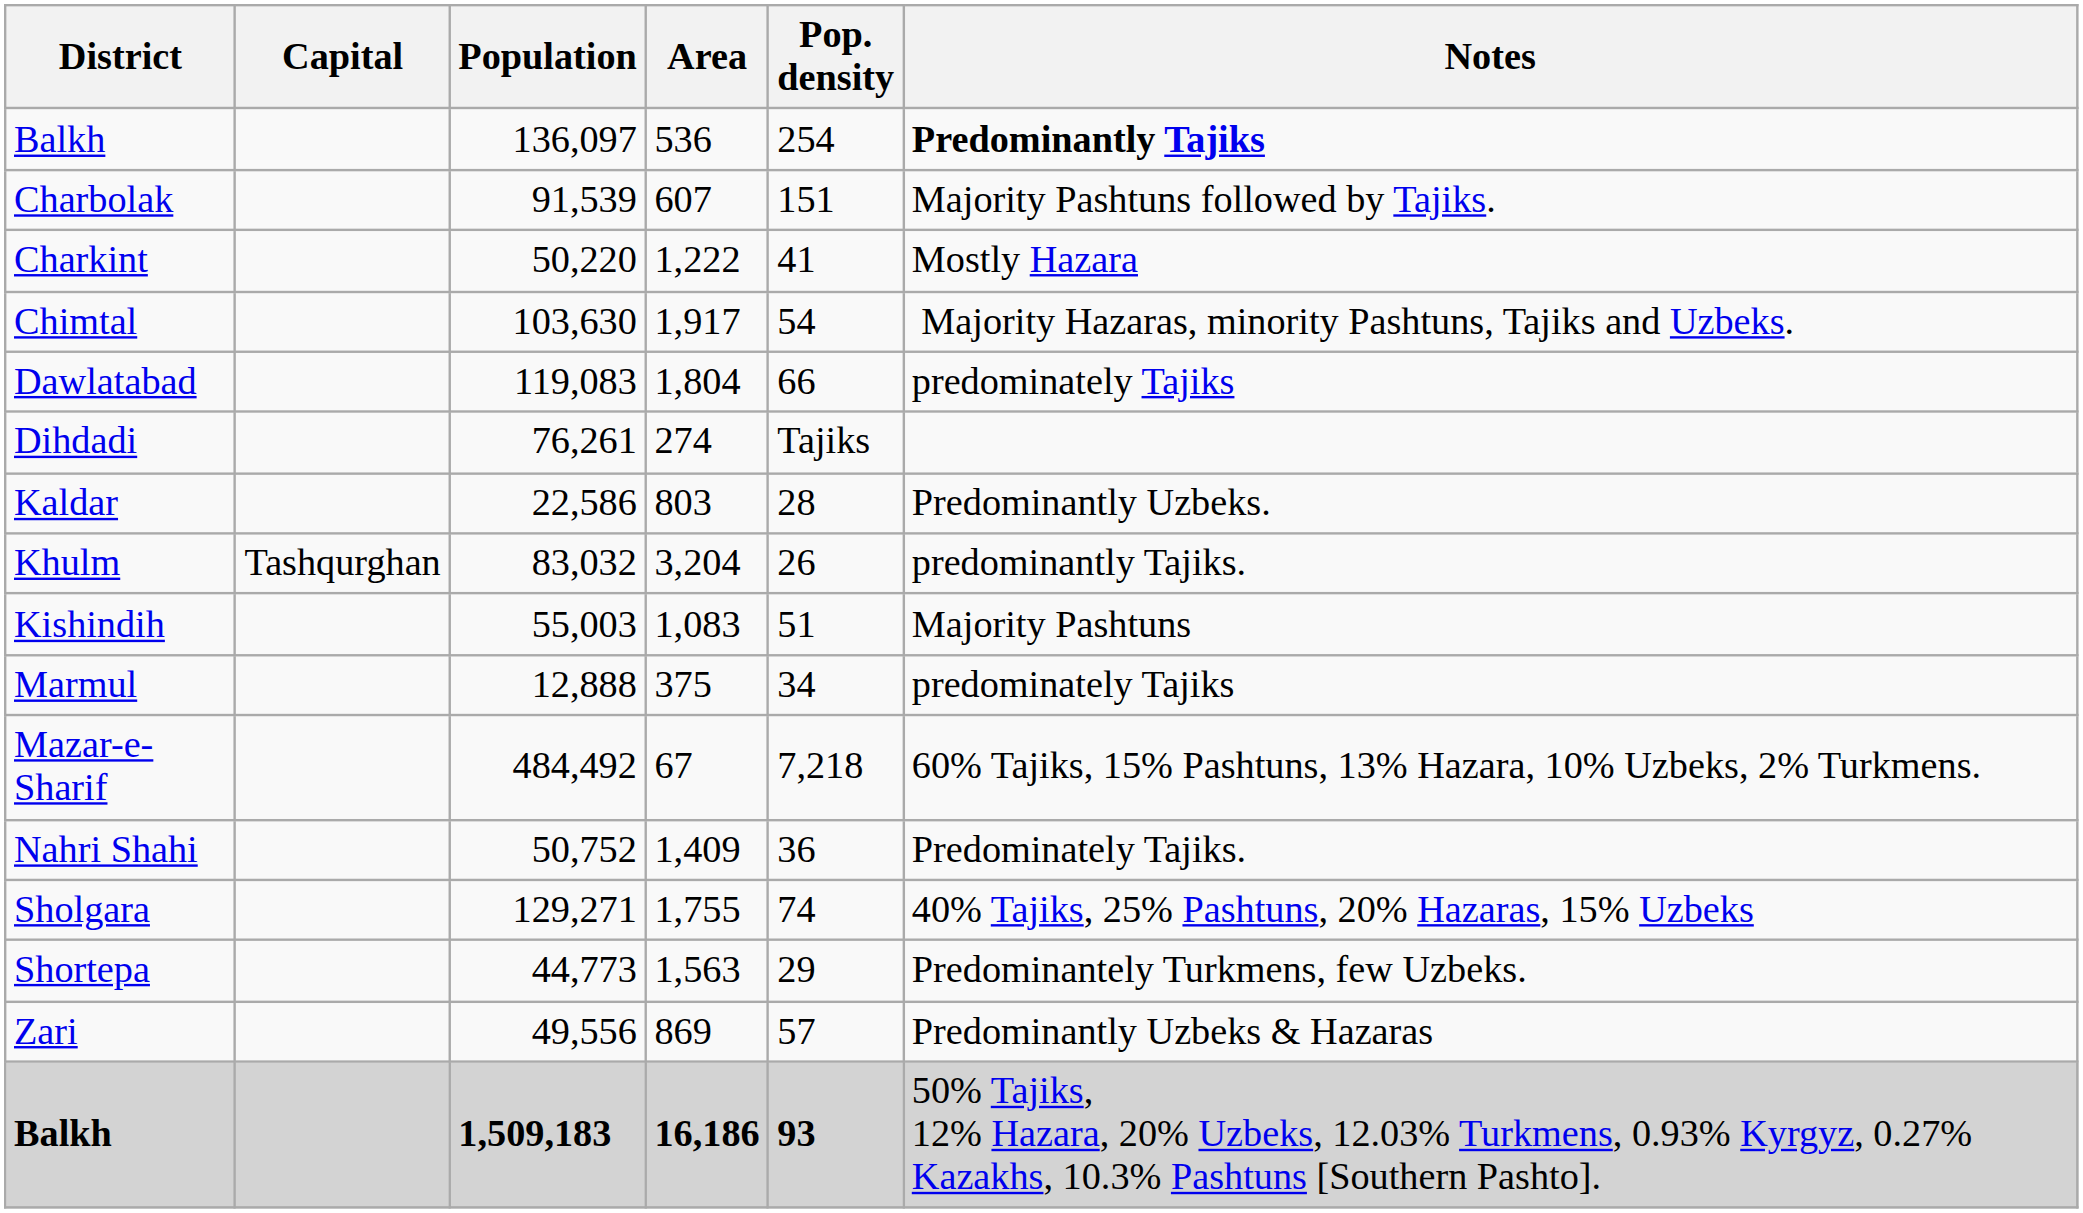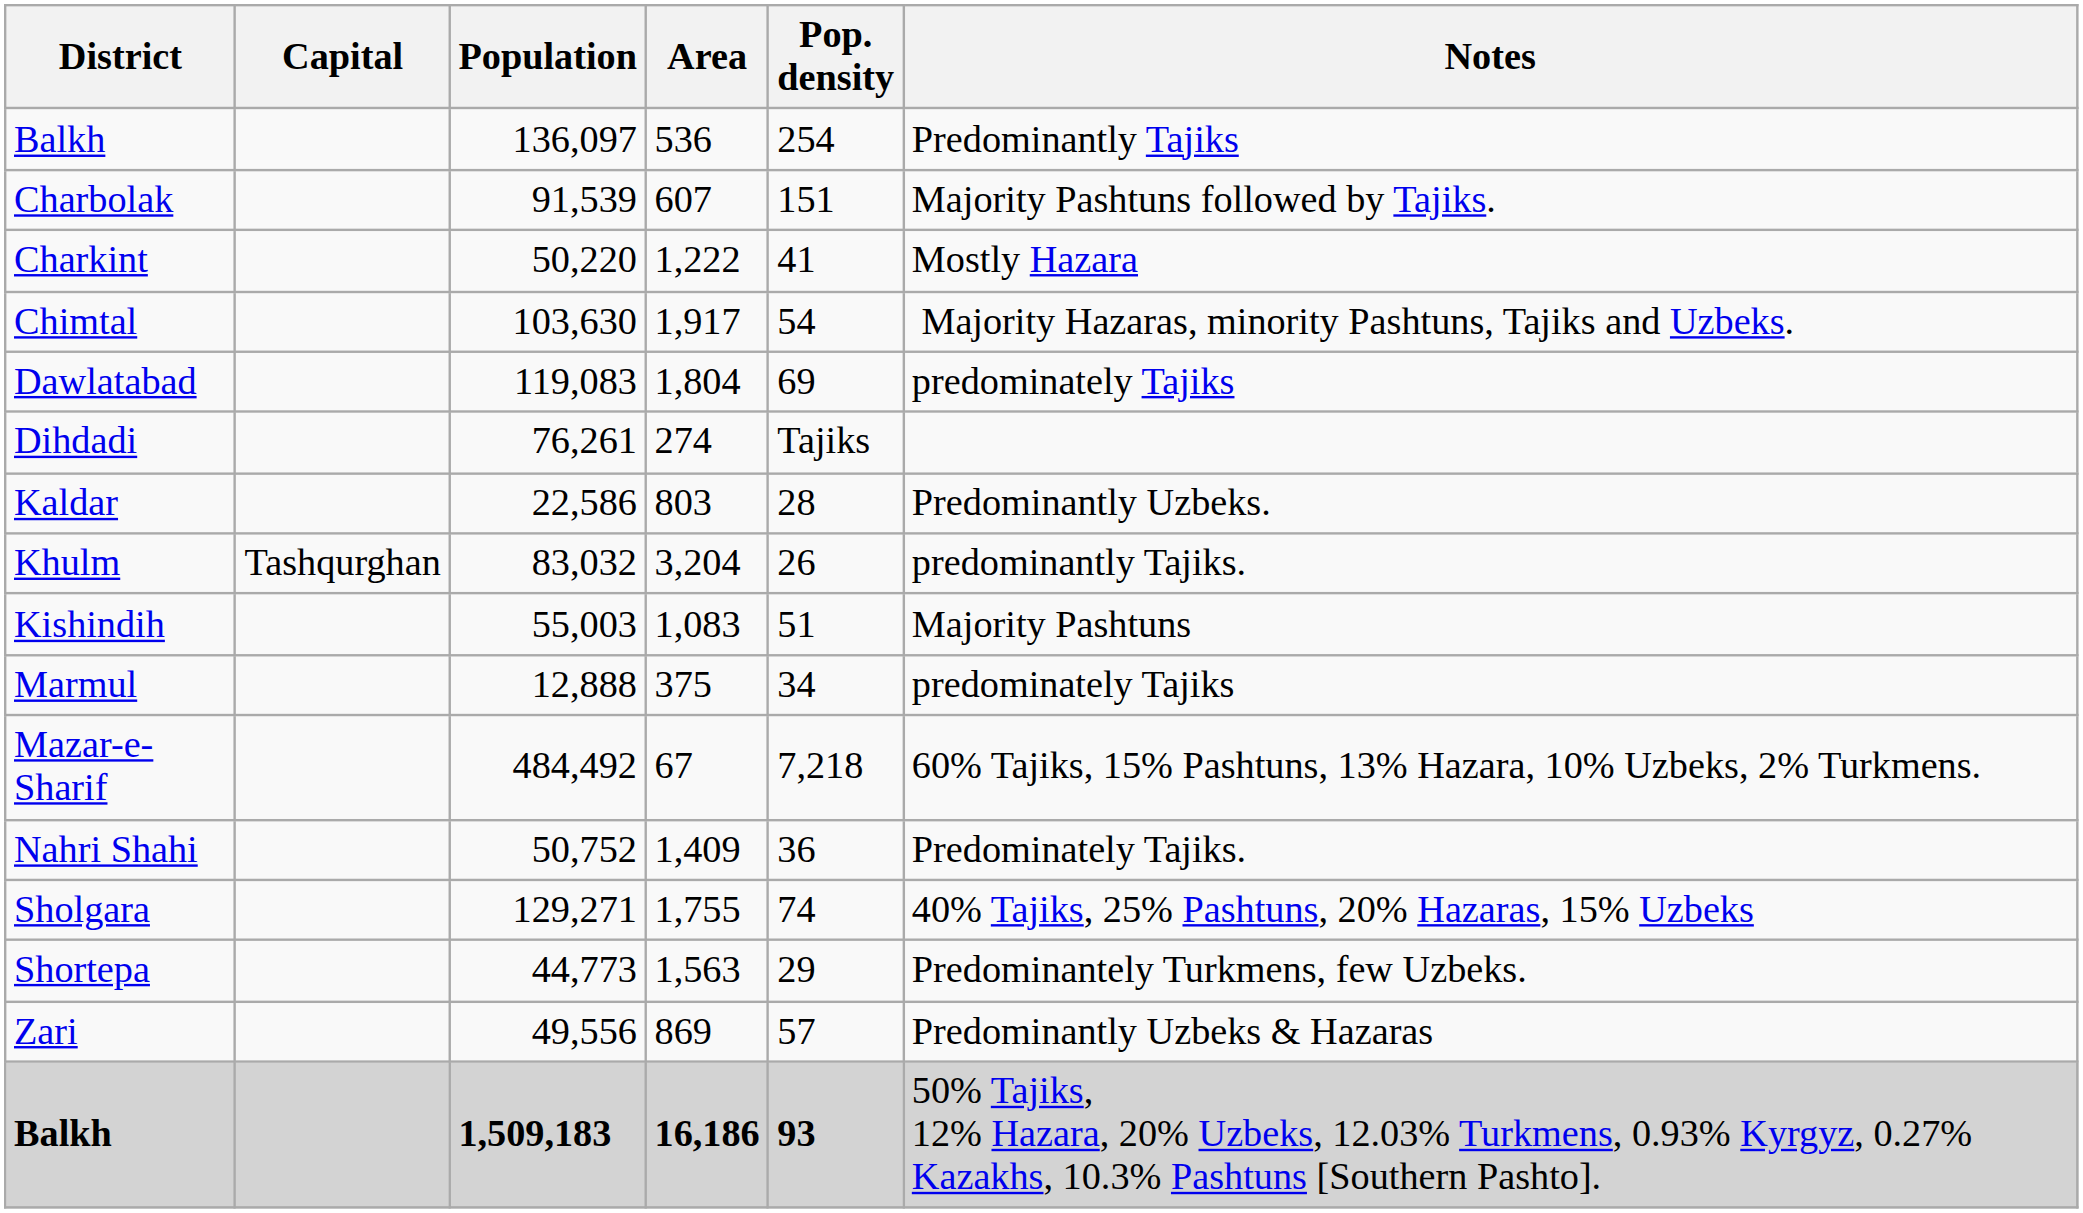(1088, 138) bold -> (1075, 138) normal
(796, 381) 66 -> (796, 381) 69
